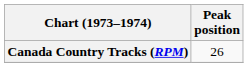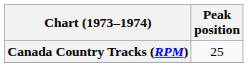(217, 51) 26 -> (217, 51) 25
